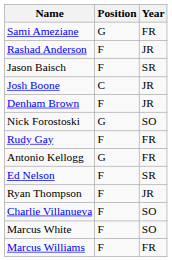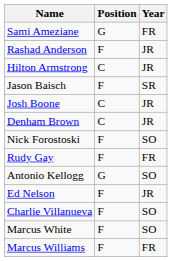+ row: (47, 67)
(101, 103) F -> (101, 121) C
(102, 121) G -> (101, 139) F
(149, 157) FR -> (149, 175) SO
(149, 175) SR -> (148, 193) JR
- row: (44, 193)
